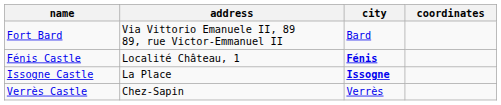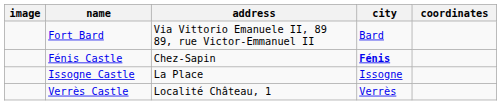+ column: (25, 13)
(181, 58) Localité Château, 1 -> (185, 58) Chez-Sapin
(368, 75) bold -> (381, 75) normal
(153, 92) Chez-Sapin -> (212, 92) Localité Château, 1
